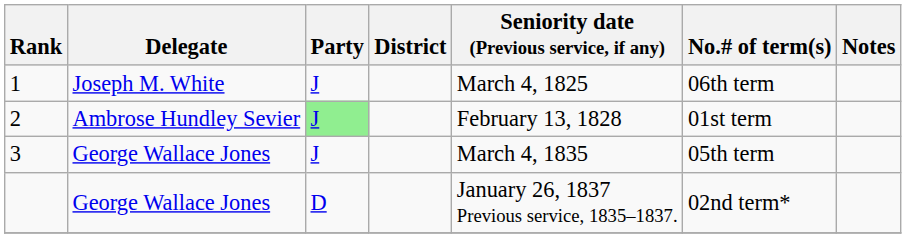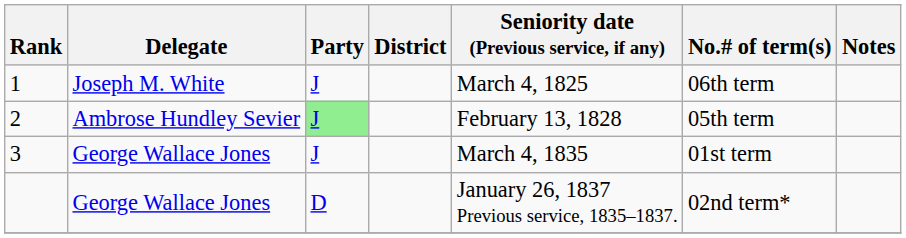(730, 118) 01st term -> (731, 118) 05th term
(731, 154) 05th term -> (730, 154) 01st term
